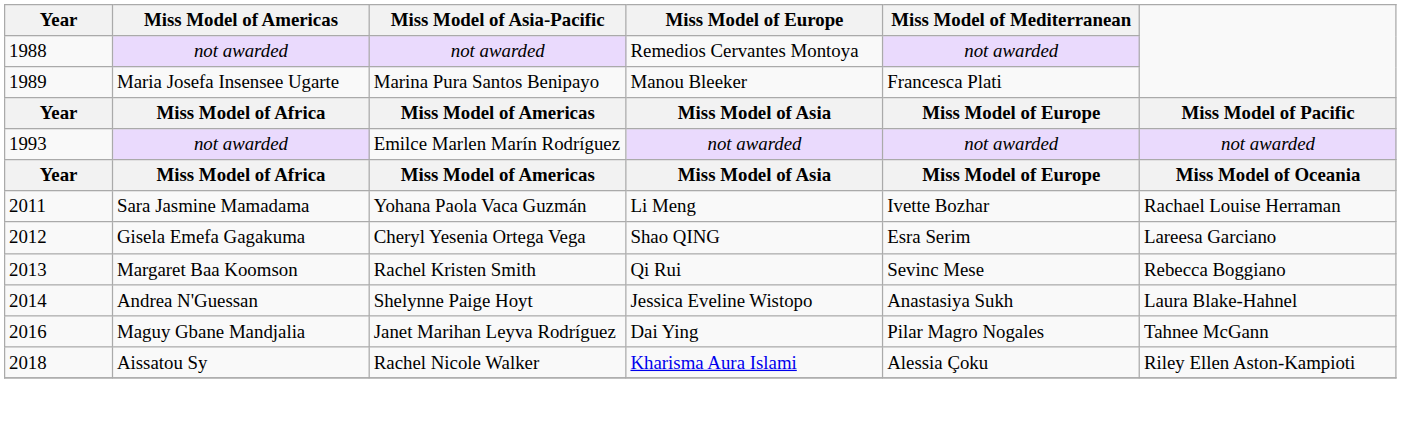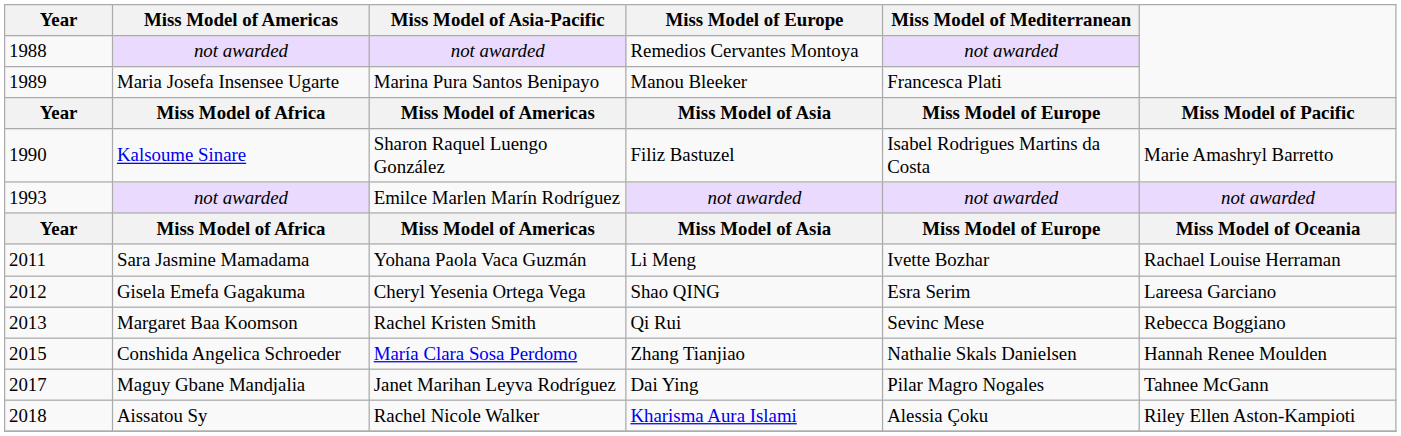+ row: (461, 155)
- row: (453, 299)
+ row: (475, 353)
(28, 331) 2016 -> (28, 384) 2017
